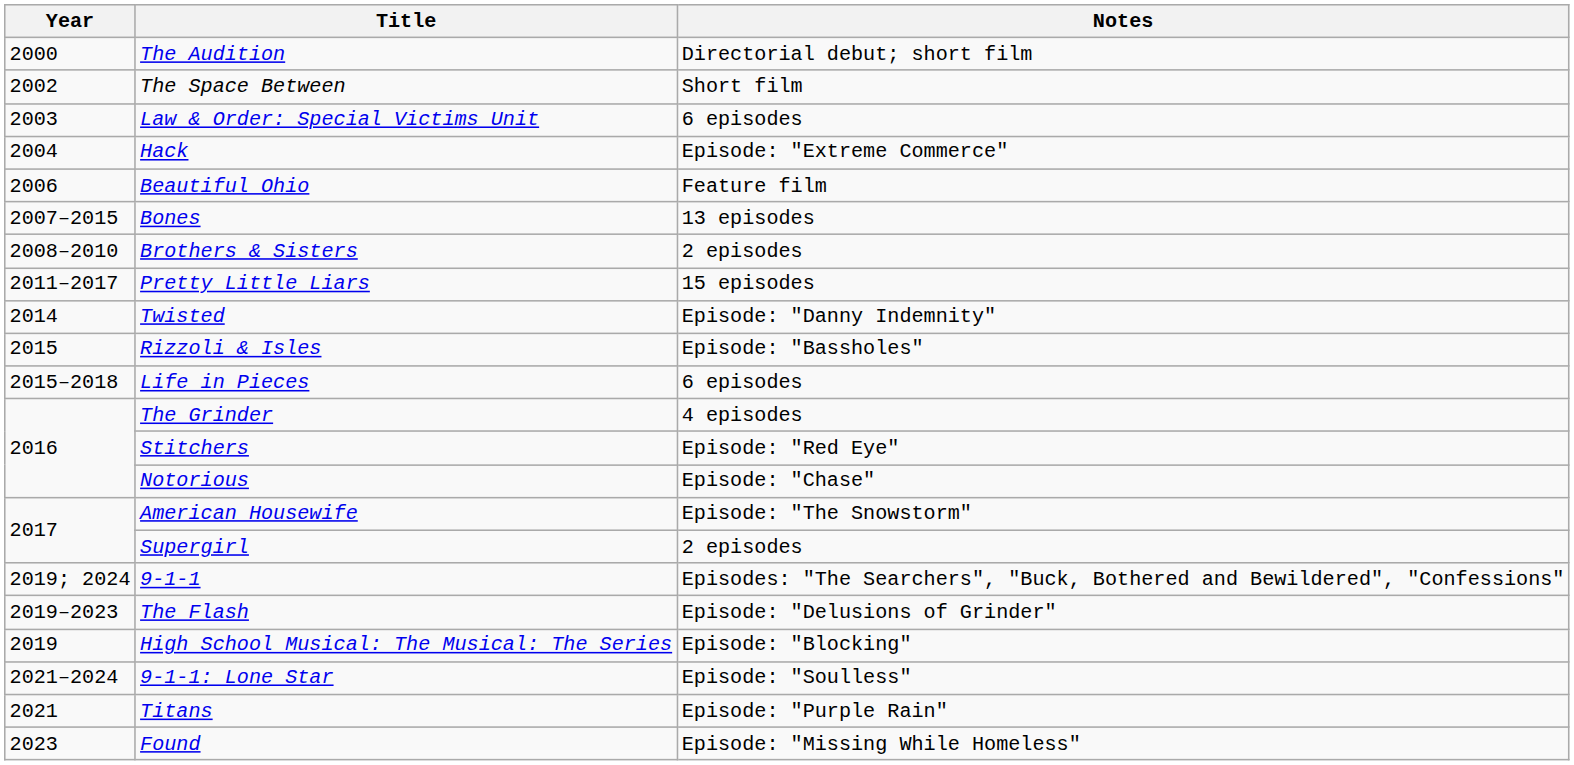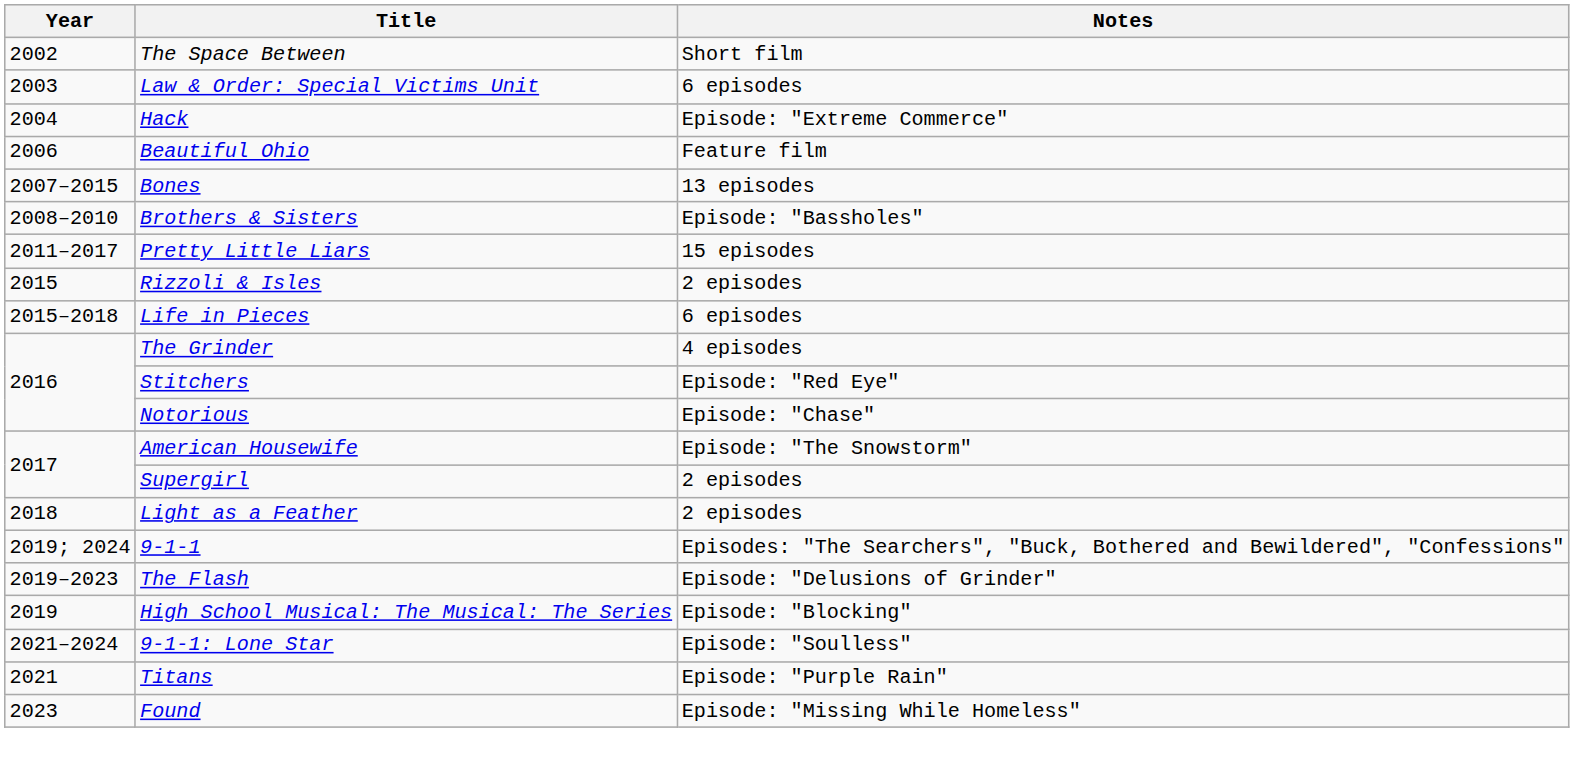- row: (213, 54)
(742, 251) 2 episodes -> (803, 218) Episode: "Bassholes"
- row: (182, 317)
(803, 350) Episode: "Bassholes" -> (742, 284) 2 episodes
+ row: (249, 514)
